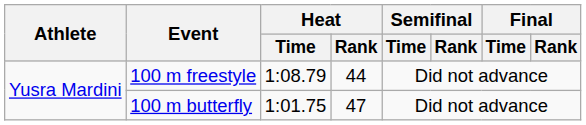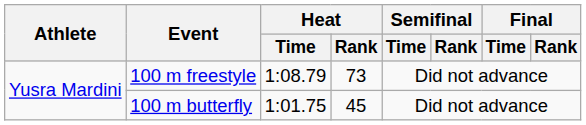(356, 76) 44 -> (356, 76) 73
(356, 105) 47 -> (356, 105) 45
